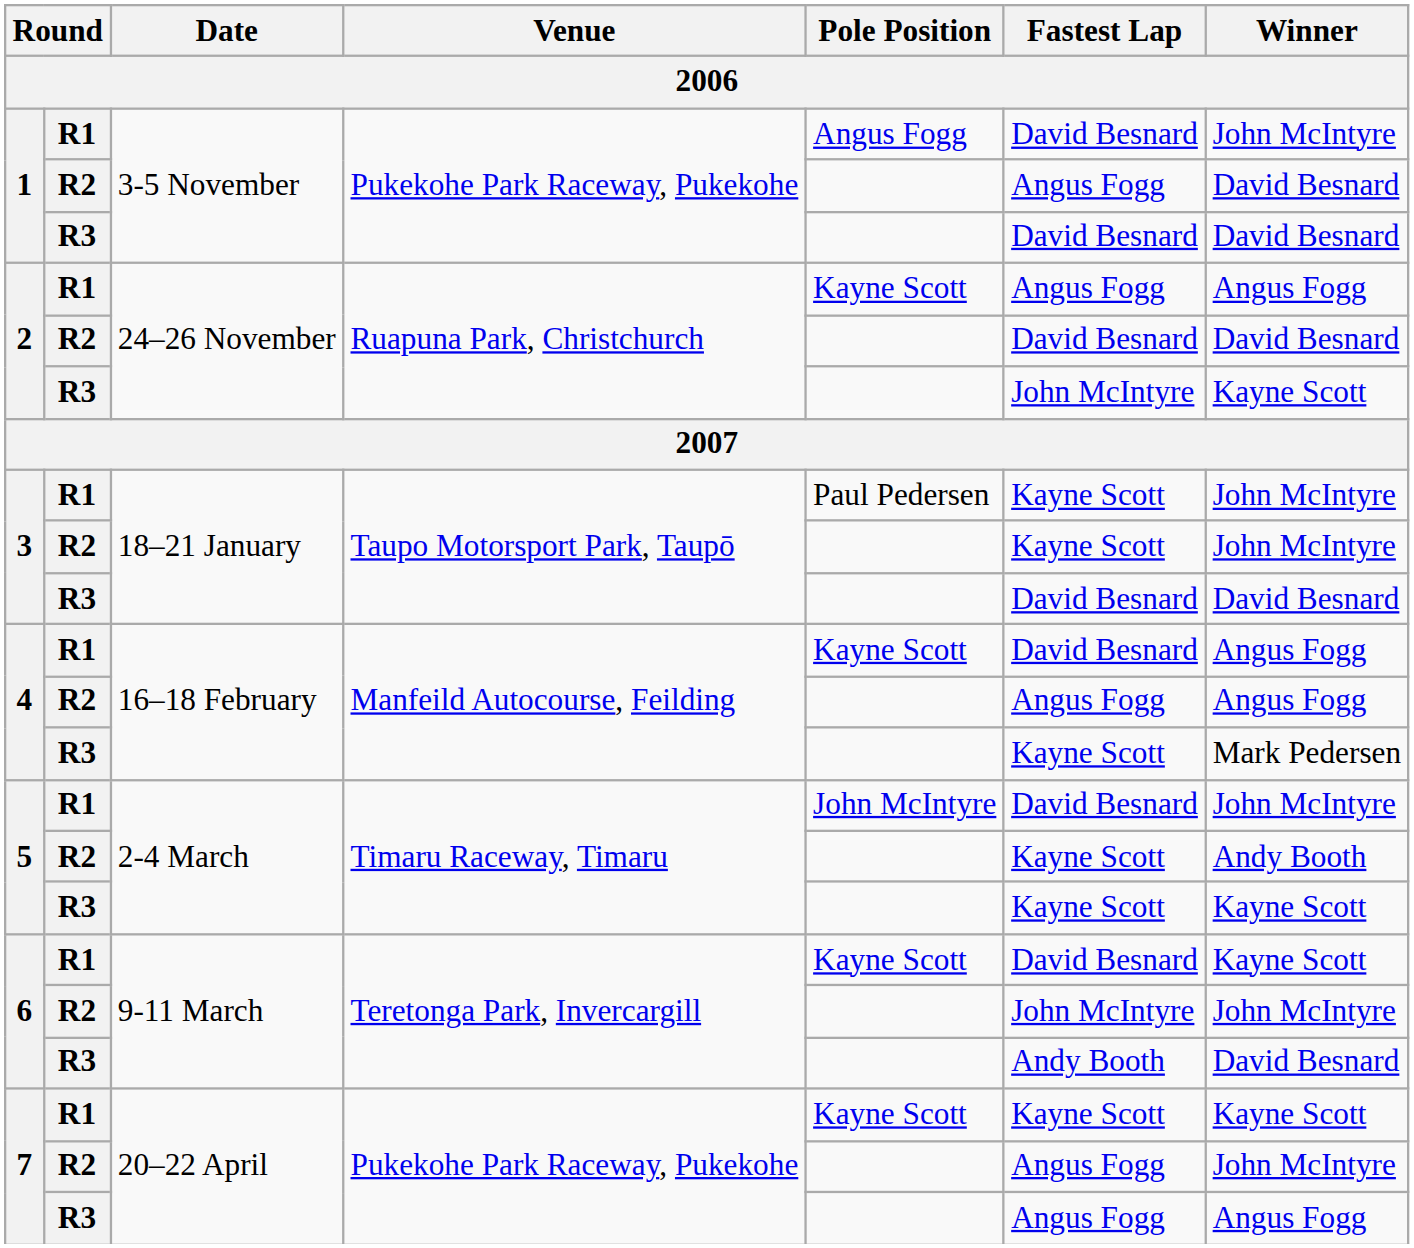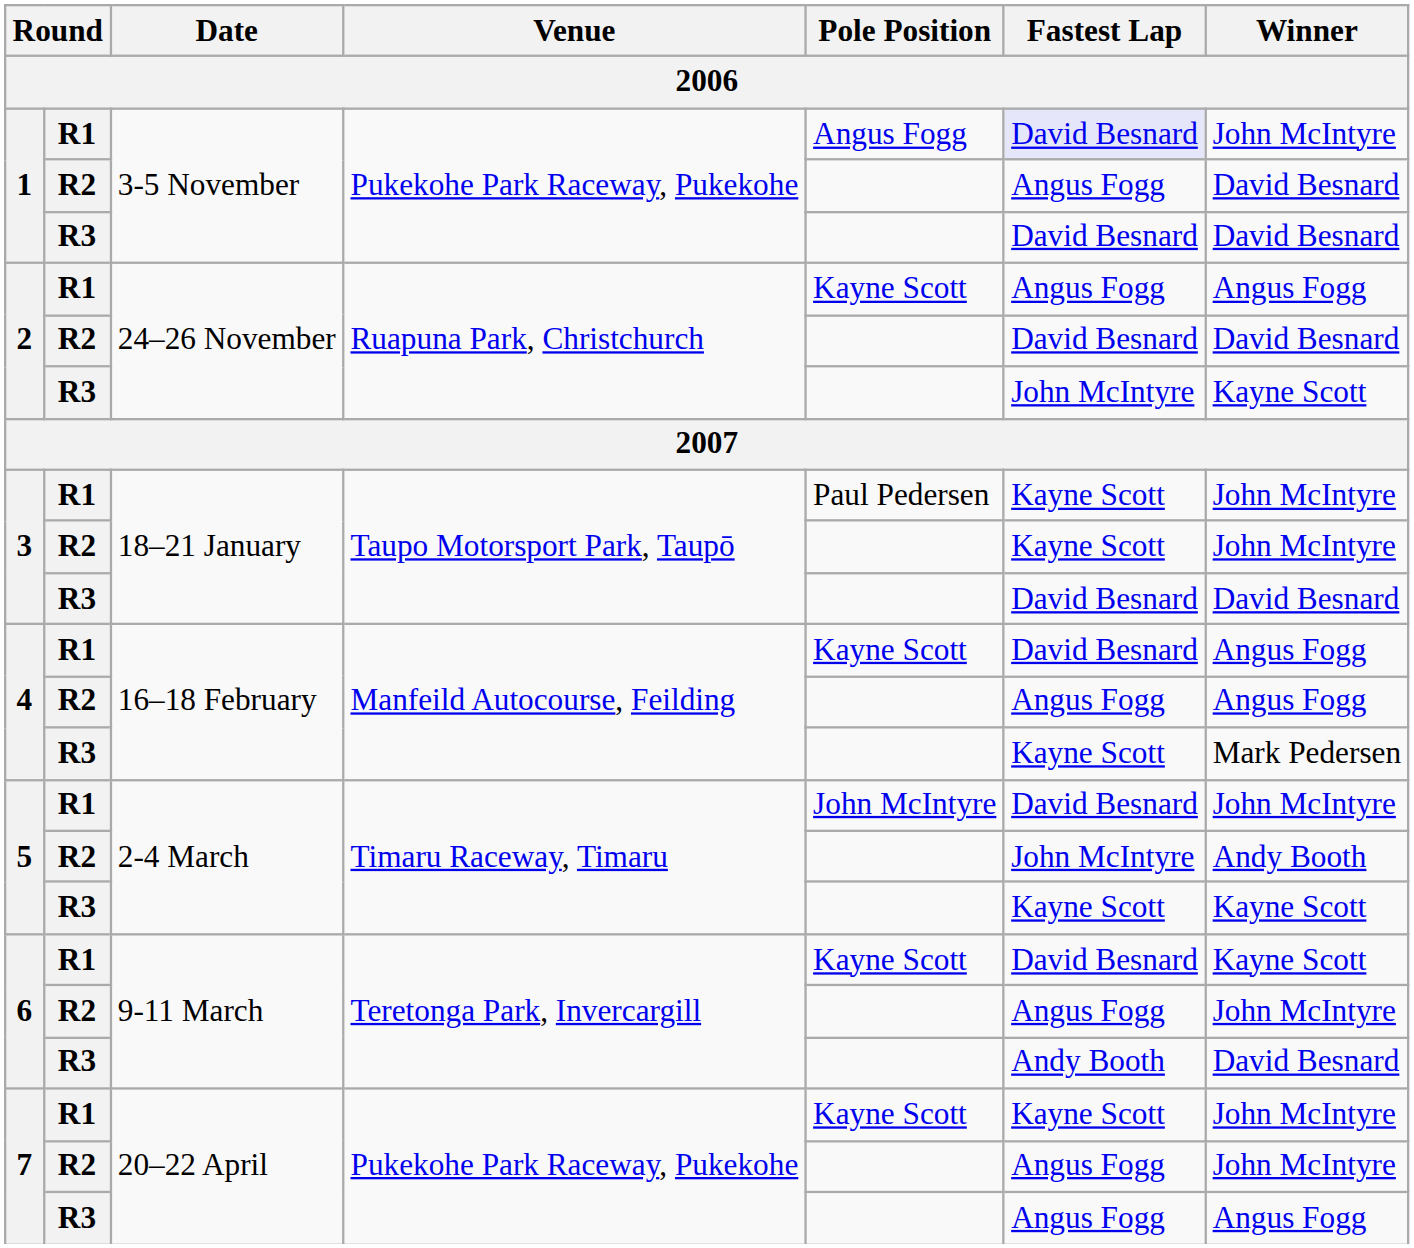(1104, 133) no background -> (1104, 133) lavender background
(1088, 855) Kayne Scott -> (1103, 855) John McIntyre
(1103, 1010) John McIntyre -> (1088, 1010) Angus Fogg
(1290, 1113) Kayne Scott -> (1304, 1113) John McIntyre
